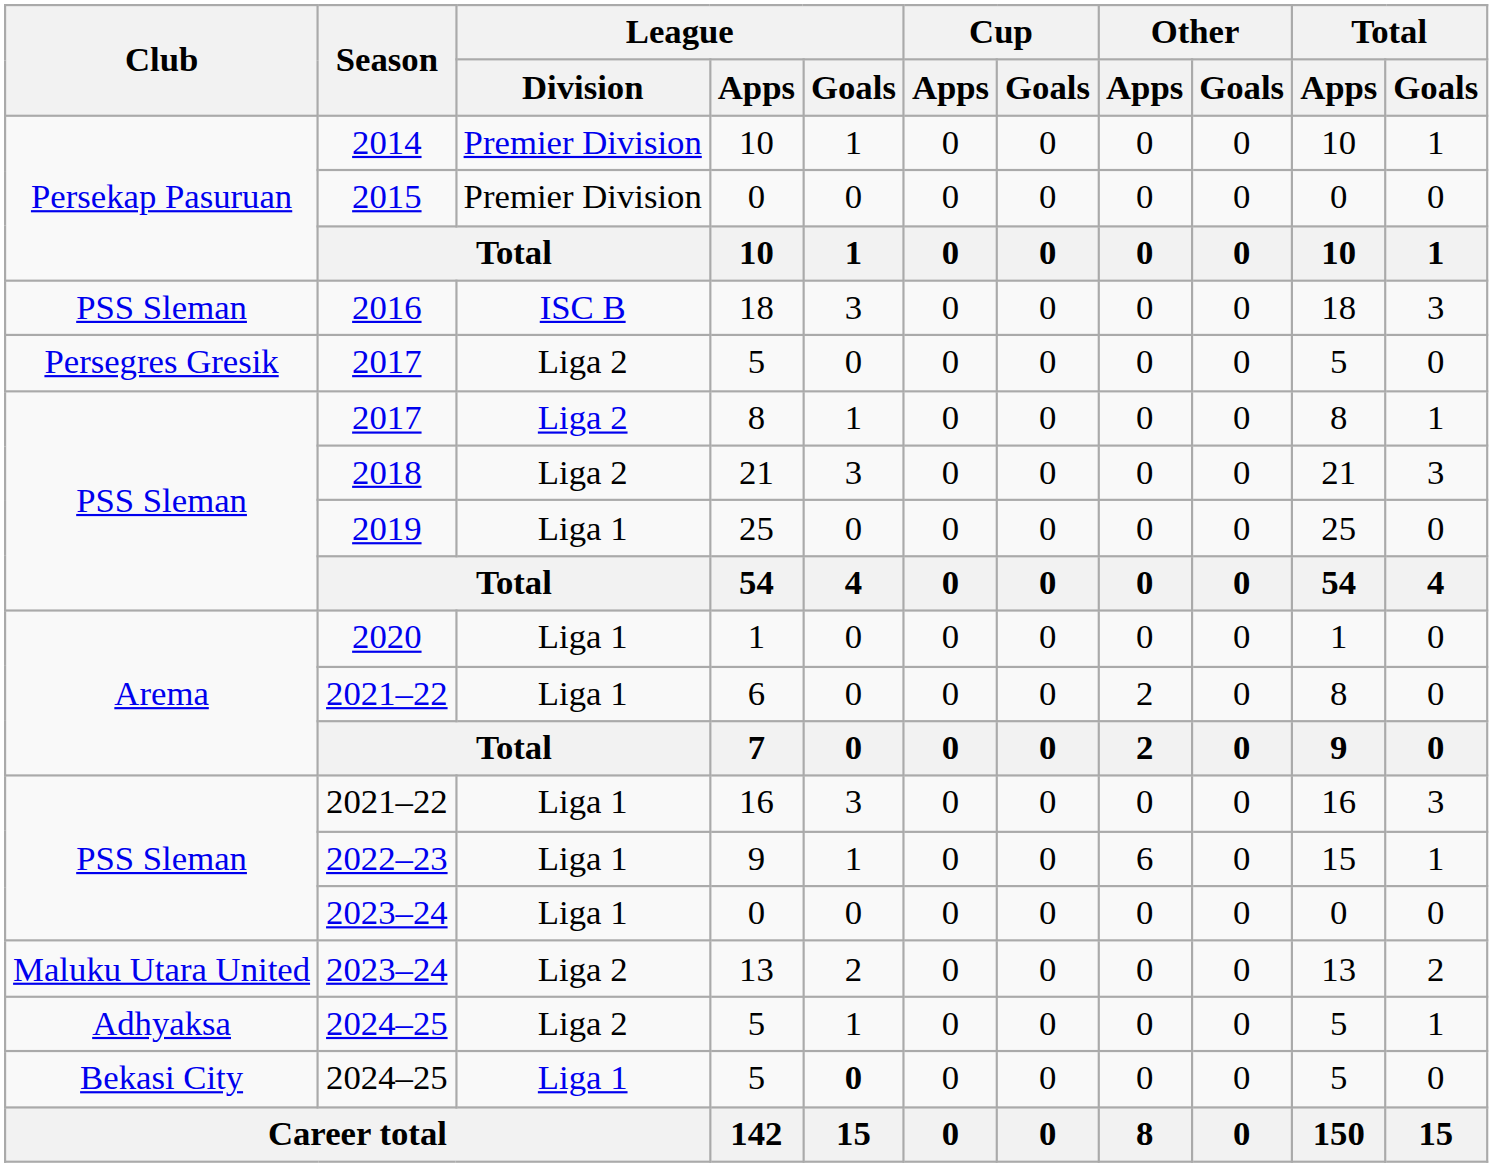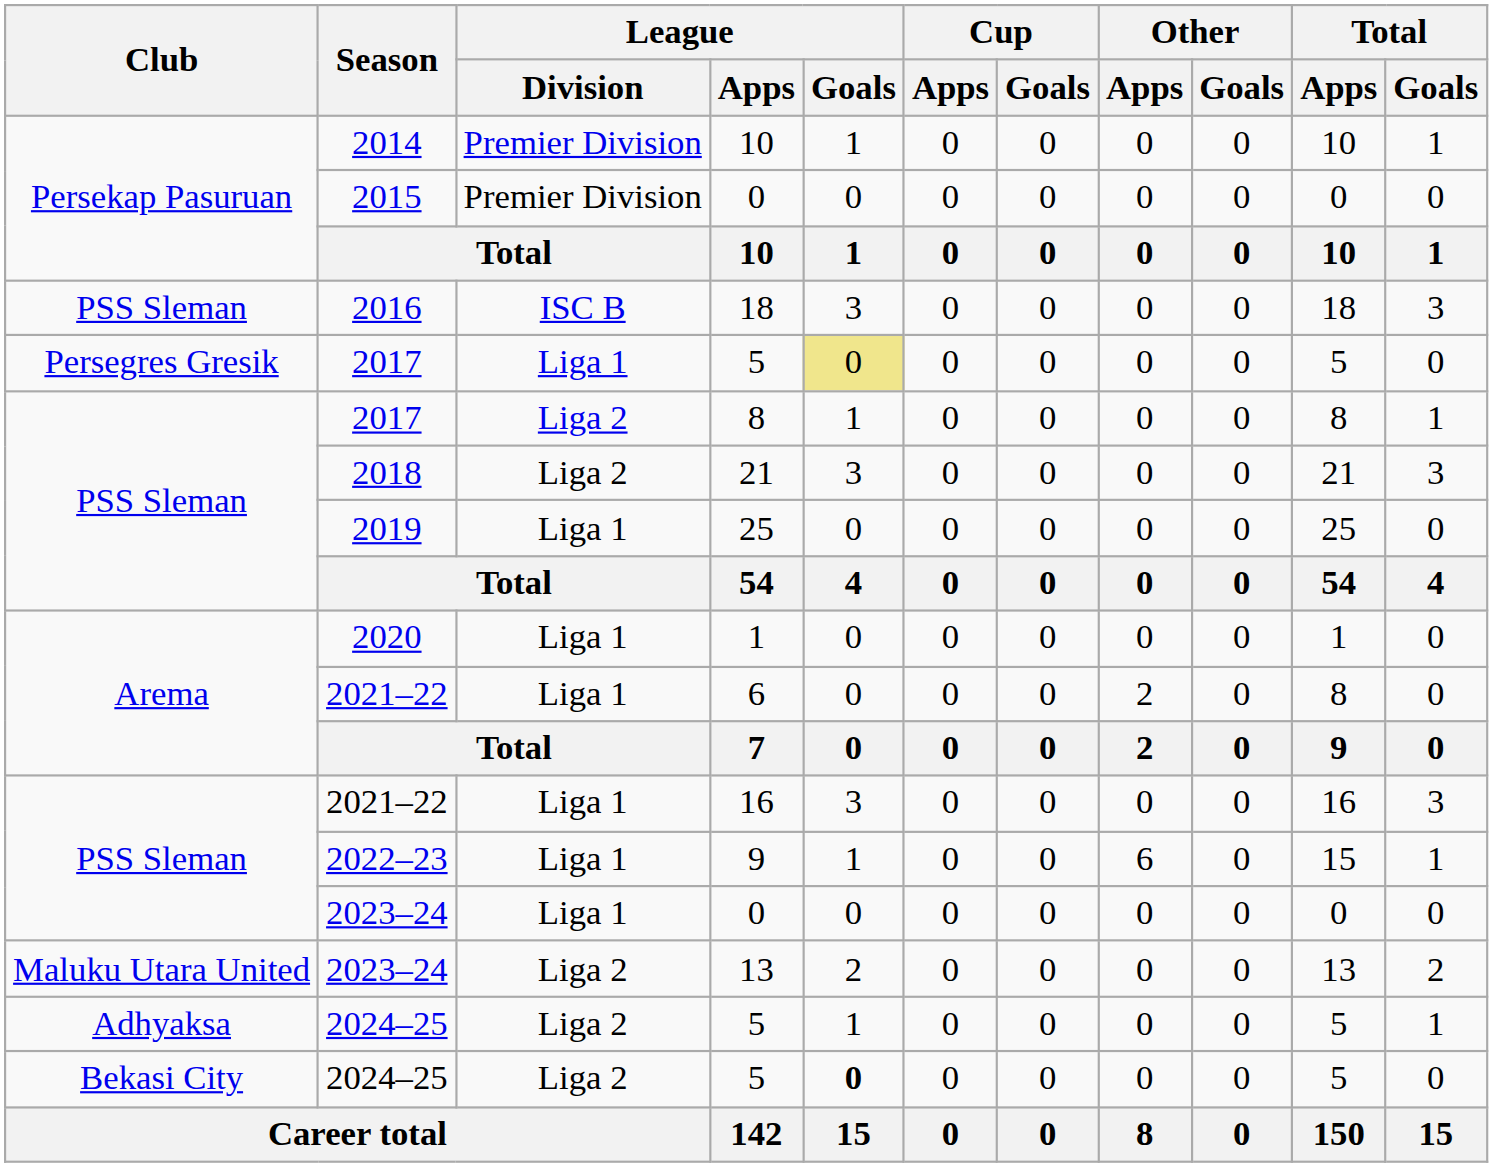(583, 362) Liga 2 -> (583, 362) Liga 1
(853, 362) no background -> (853, 362) khaki background
(583, 1078) Liga 1 -> (583, 1078) Liga 2
